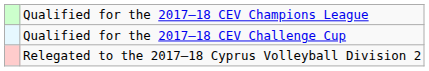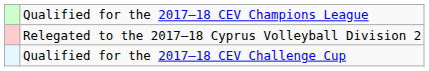rows swapped: (185, 35) <-> (222, 55)
